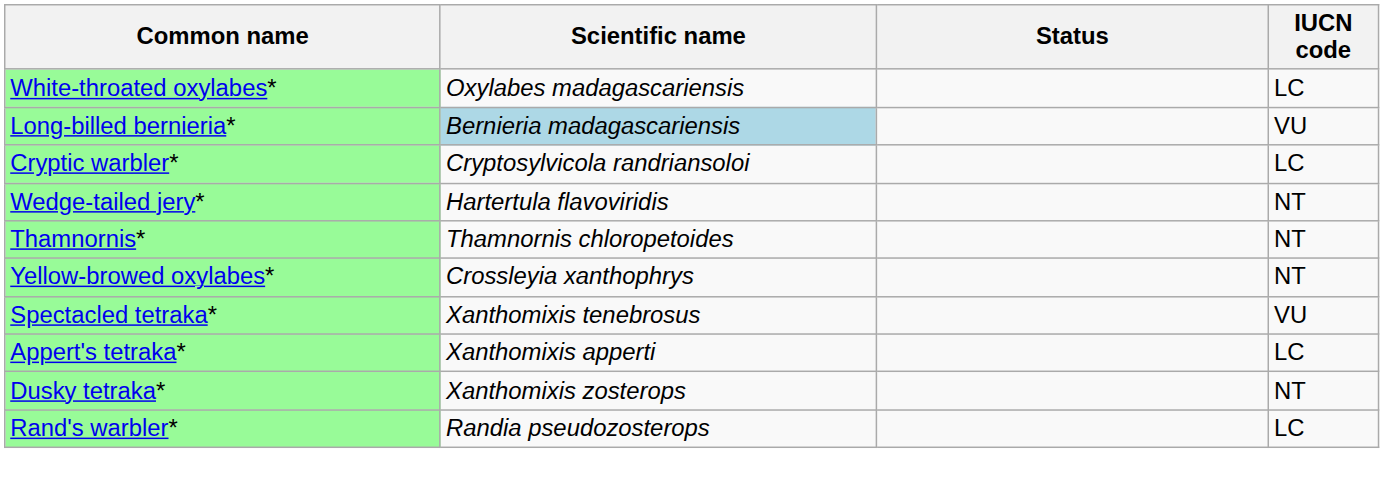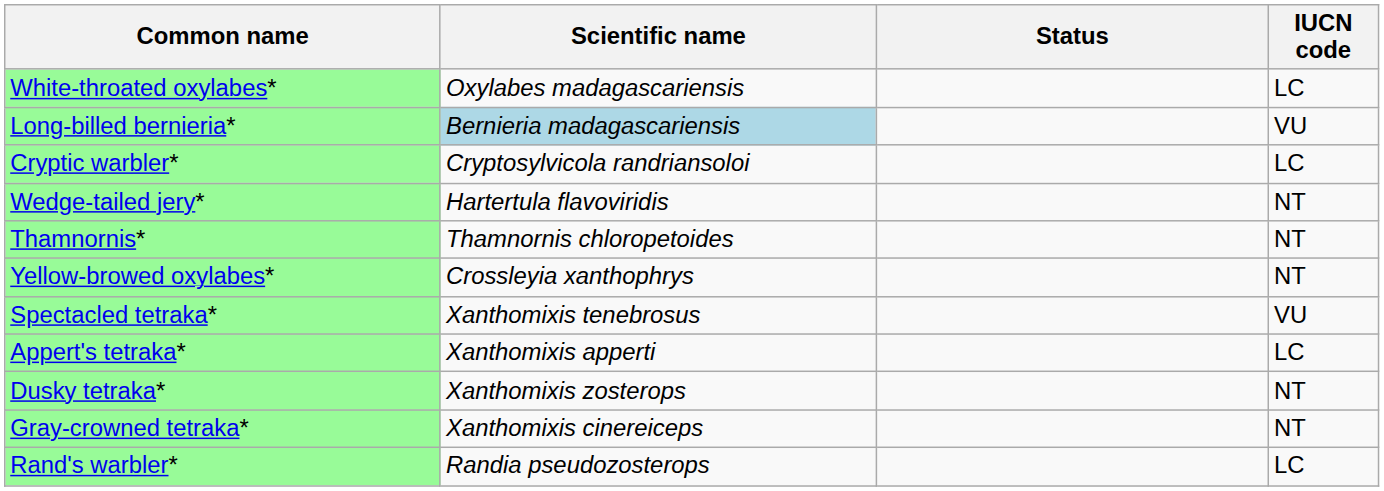+ row: (129, 428)
